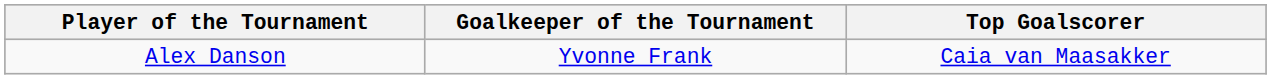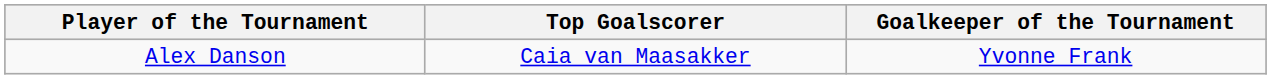columns swapped: (1056, 22) <-> (635, 22)
